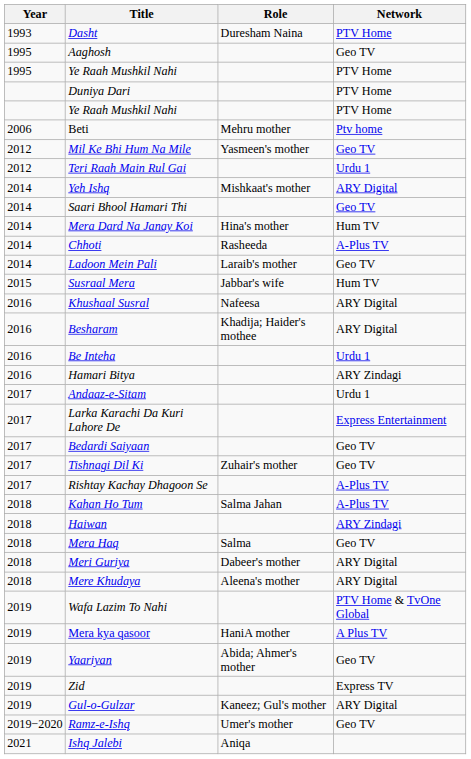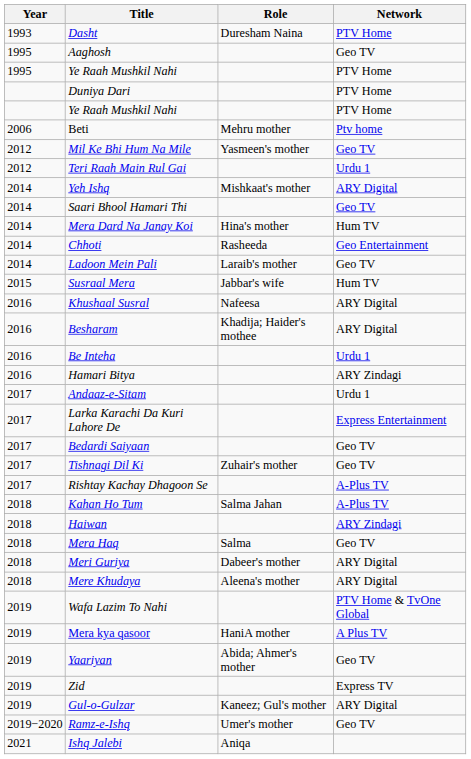(362, 245) A-Plus TV -> (382, 245) Geo Entertainment
